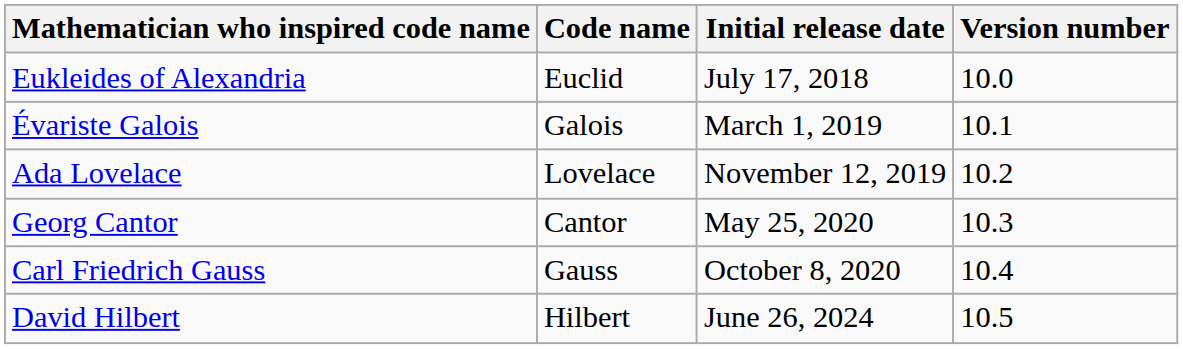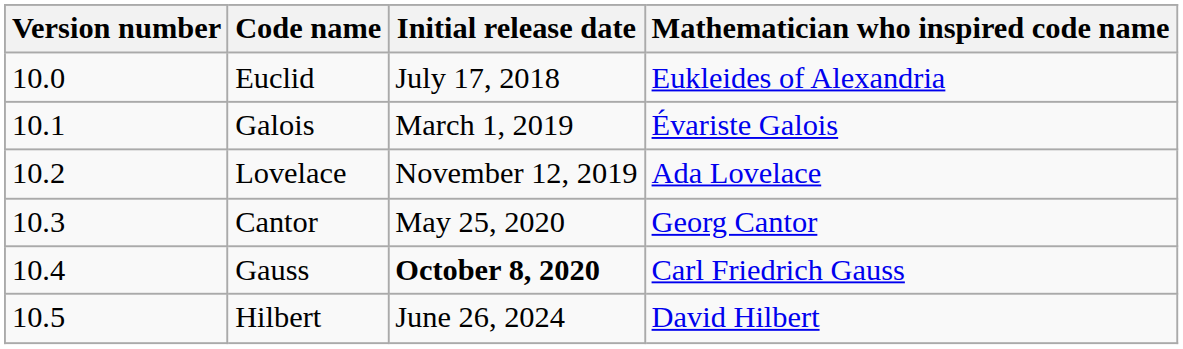columns swapped: (1065, 28) <-> (271, 28)
(802, 269) normal -> (498, 269) bold
